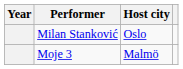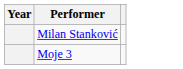- column: (147, 14)
